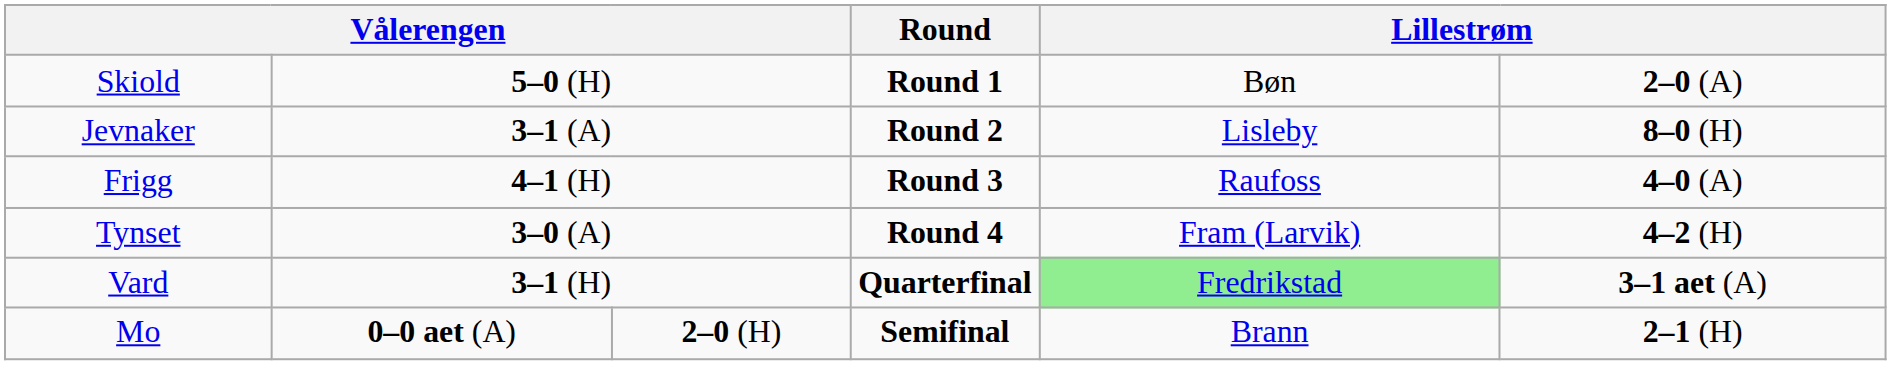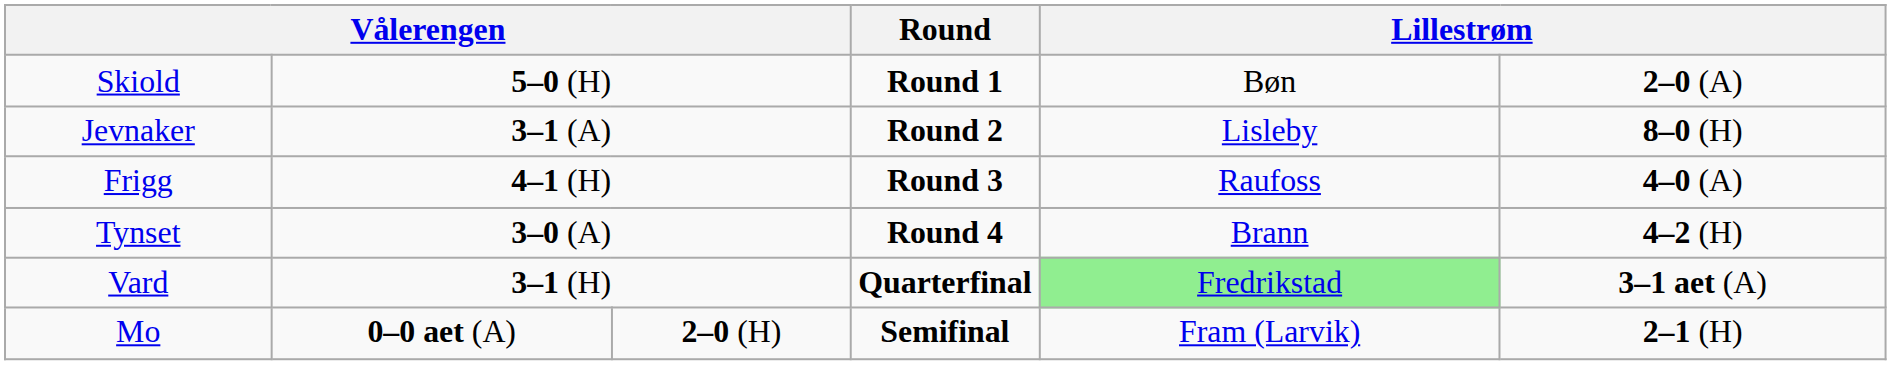(1270, 231) Fram (Larvik) -> (1270, 231) Brann
(1270, 332) Brann -> (1270, 332) Fram (Larvik)
